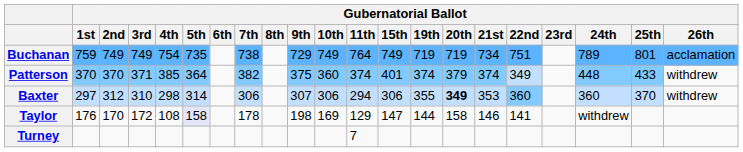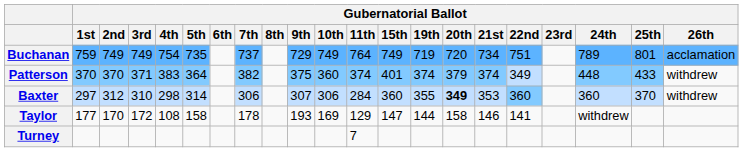(249, 55) 738 -> (249, 55) 737
(456, 55) 719 -> (456, 55) 720
(169, 75) 385 -> (169, 75) 383
(360, 95) 294 -> (360, 95) 284
(392, 95) 306 -> (392, 95) 360
(86, 116) 176 -> (86, 116) 177
(196, 116) lavender background -> (196, 116) no background
(301, 116) 198 -> (301, 116) 193
